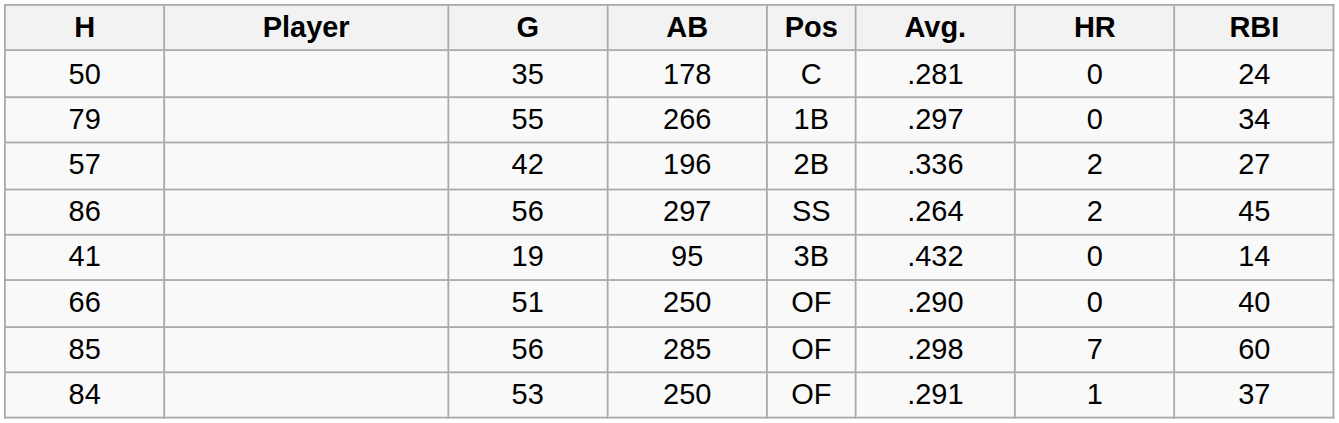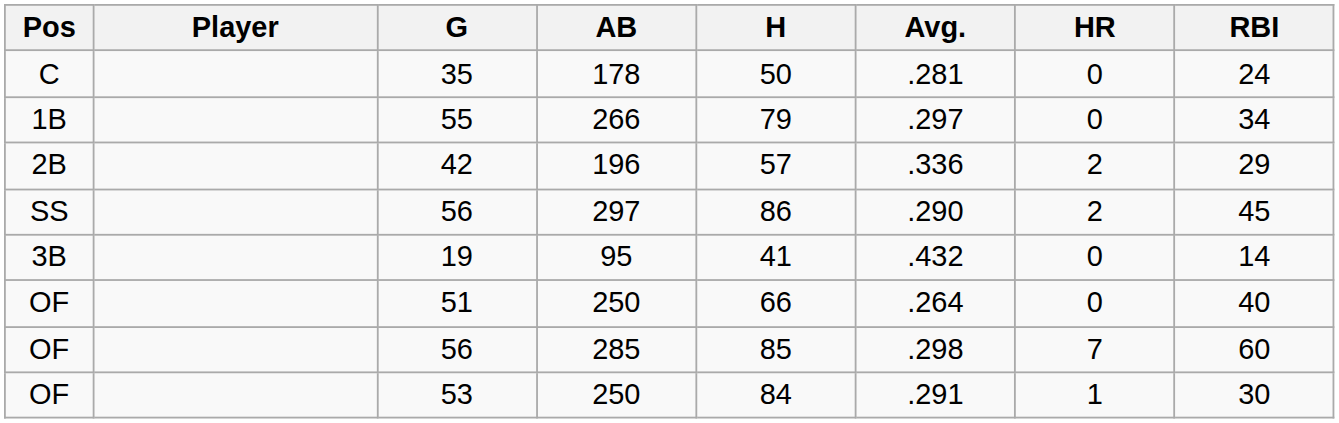columns swapped: (811, 27) <-> (85, 27)
(1254, 165) 27 -> (1254, 165) 29
(935, 211) .264 -> (935, 211) .290
(935, 303) .290 -> (935, 303) .264
(1254, 394) 37 -> (1254, 394) 30
